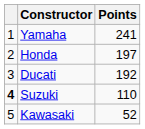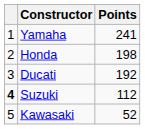(126, 55) 197 -> (126, 55) 198
(127, 94) 110 -> (127, 94) 112
